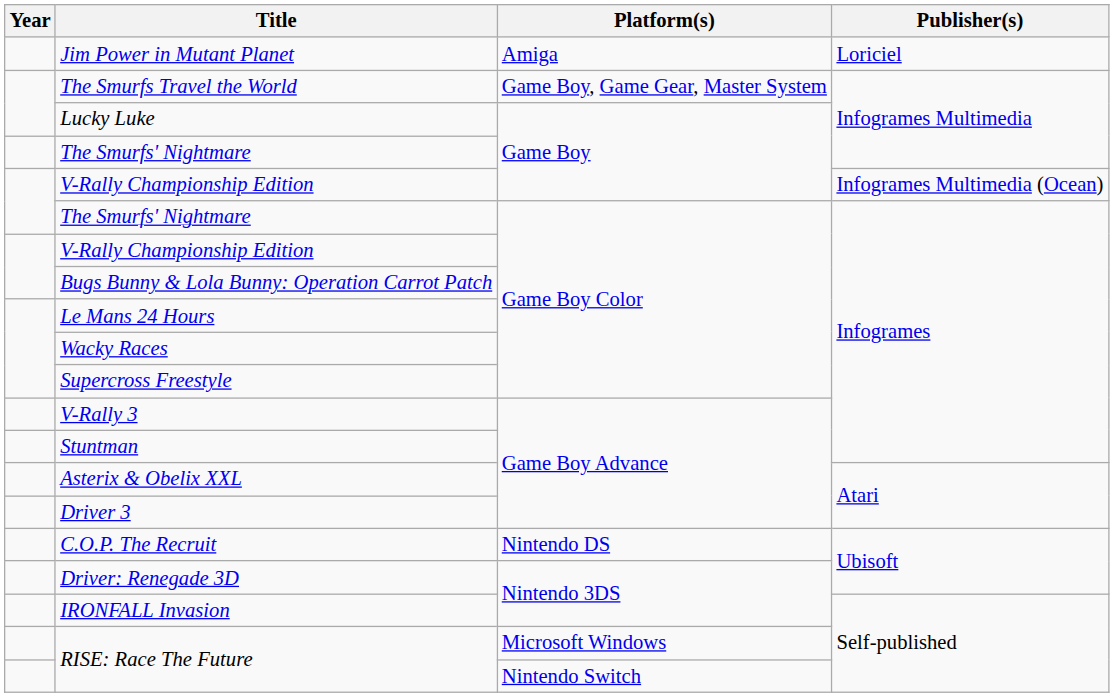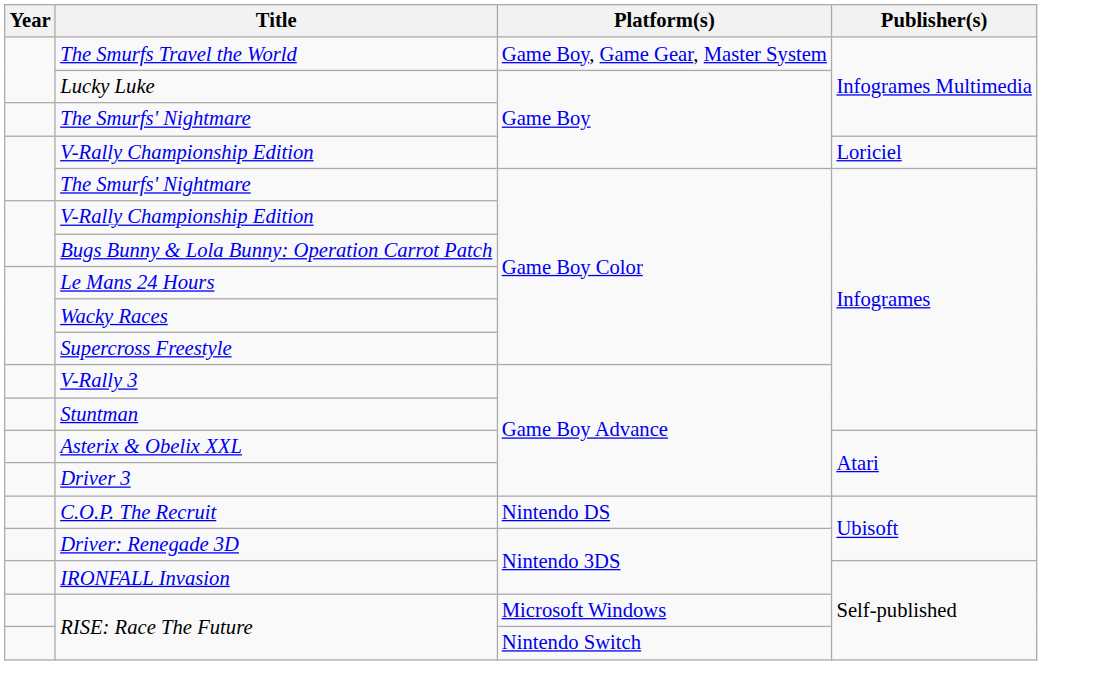- row: (177, 53)
(970, 184) Infogrames Multimedia (Ocean) -> (869, 151) Loriciel
